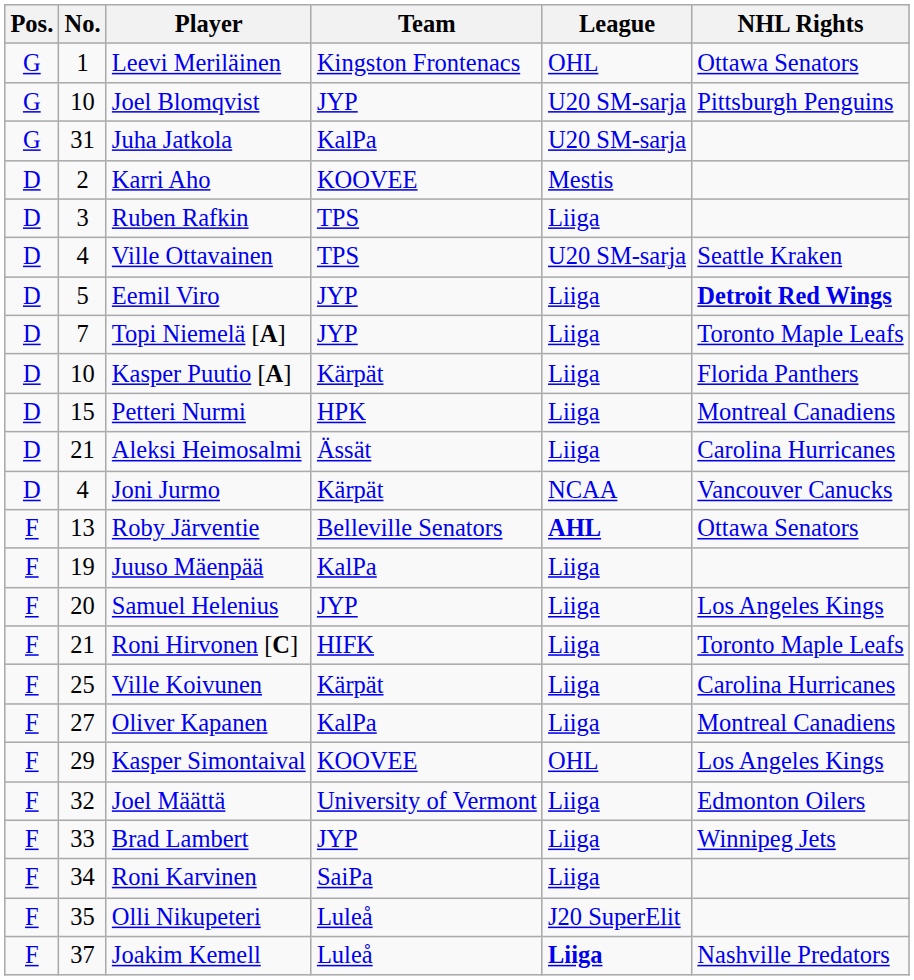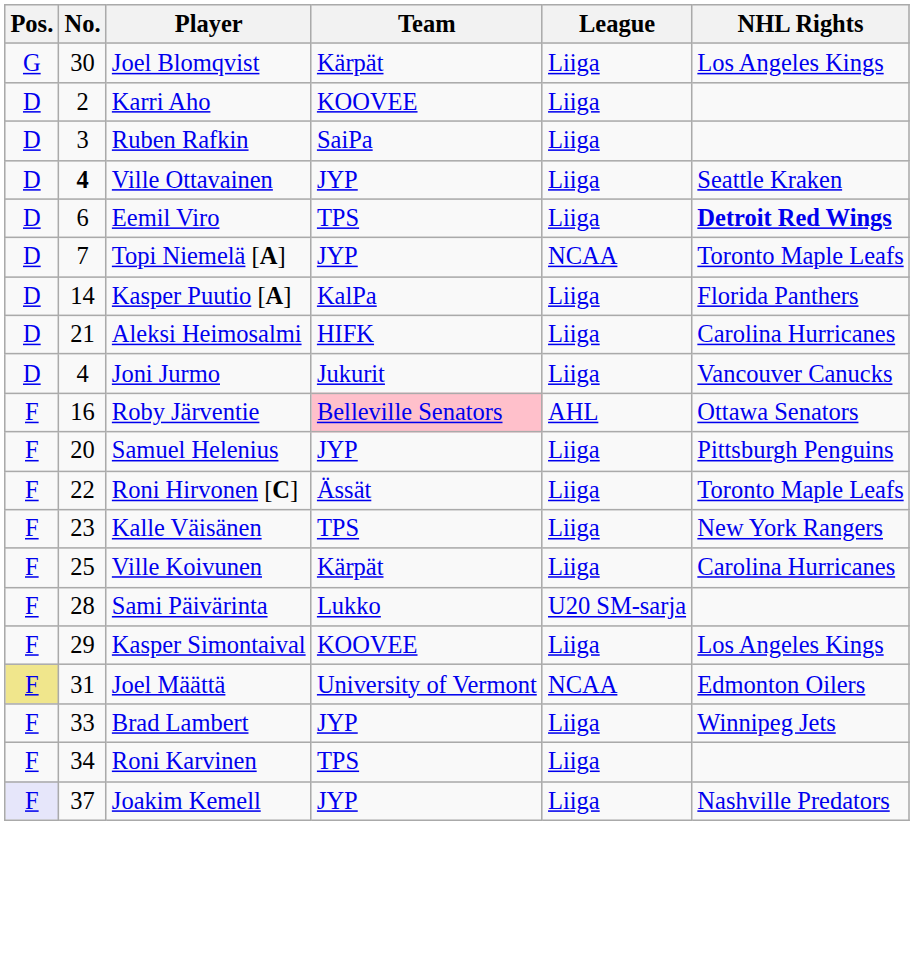- row: (196, 62)
(83, 101) 10 -> (83, 62) 30
(337, 101) JYP -> (350, 62) Kärpät
(617, 101) U20 SM-sarja -> (574, 62) Liiga
(795, 101) Pittsburgh Penguins -> (791, 62) Los Angeles Kings
- row: (172, 140)
(581, 179) Mestis -> (574, 101) Liiga
(338, 218) TPS -> (345, 140) SaiPa
(83, 256) normal -> (83, 179) bold
(338, 256) TPS -> (337, 179) JYP
(617, 256) U20 SM-sarja -> (574, 179) Liiga
(83, 295) 5 -> (83, 218) 6
(337, 295) JYP -> (338, 218) TPS
(574, 334) Liiga -> (583, 256) NCAA
(83, 373) 10 -> (83, 295) 14
(350, 373) Kärpät -> (347, 295) KalPa
- row: (179, 412)
(344, 450) Ässät -> (345, 334) HIFK
(350, 489) Kärpät -> (351, 373) Jukurit
(583, 489) NCAA -> (574, 373) Liiga
(83, 528) 13 -> (83, 412) 16
(410, 528) no background -> (410, 412) pink background
(575, 528) bold -> (573, 412) normal
- row: (188, 567)
(791, 606) Los Angeles Kings -> (795, 450) Pittsburgh Penguins
(83, 645) 21 -> (83, 489) 22
(345, 645) HIFK -> (344, 489) Ässät
+ row: (187, 528)
- row: (190, 722)
+ row: (190, 606)
(573, 761) OHL -> (574, 645) Liiga
(32, 800) no background -> (32, 683) khaki background
(83, 800) 32 -> (83, 683) 31
(574, 800) Liiga -> (583, 683) NCAA
(345, 878) SaiPa -> (338, 761) TPS
- row: (186, 916)
(32, 955) no background -> (32, 800) lavender background
(345, 955) Luleå -> (337, 800) JYP
(575, 955) bold -> (574, 800) normal
